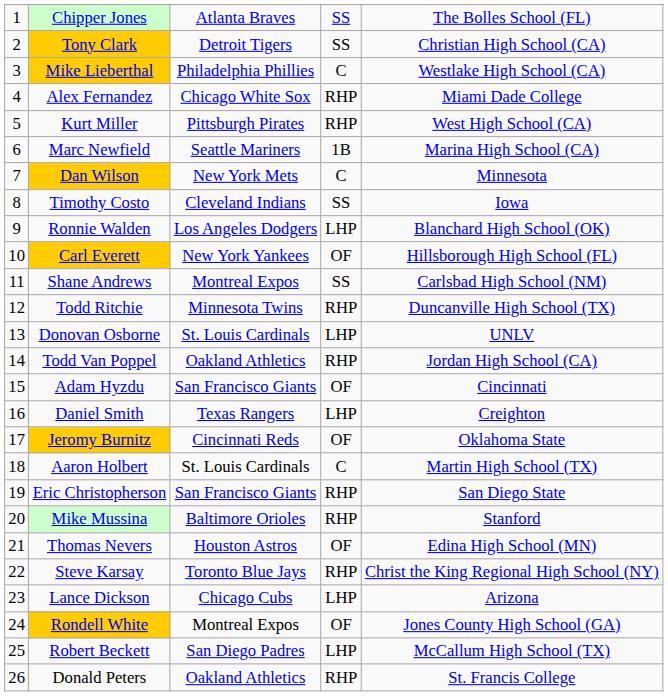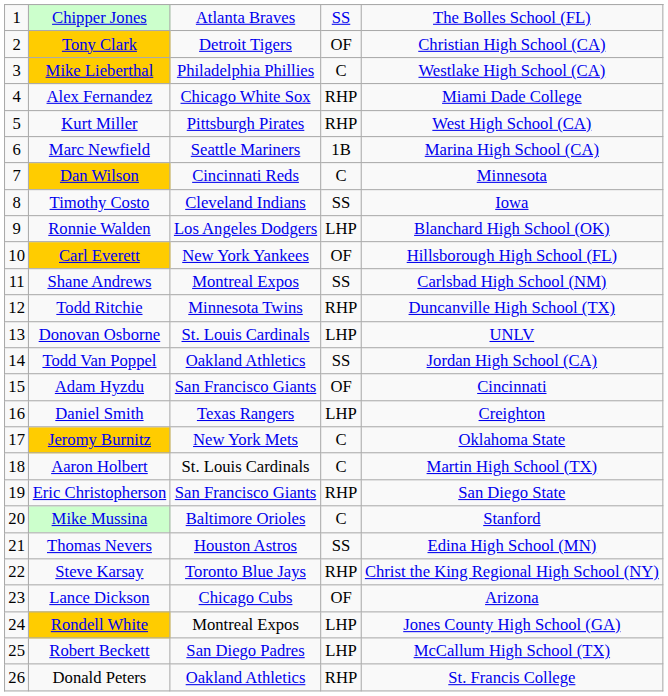(341, 44) SS -> (341, 44) OF
(246, 176) New York Mets -> (246, 176) Cincinnati Reds
(341, 360) RHP -> (341, 360) SS
(246, 439) Cincinnati Reds -> (246, 439) New York Mets
(341, 439) OF -> (341, 439) C
(341, 519) RHP -> (341, 519) C
(341, 545) OF -> (341, 545) SS
(341, 598) LHP -> (341, 598) OF
(341, 624) OF -> (341, 624) LHP
